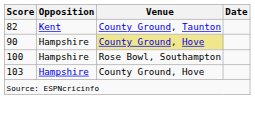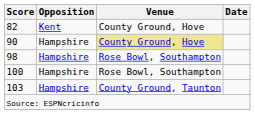(160, 27) County Ground, Taunton -> (152, 27) County Ground, Hove
+ row: (12, 57)
(152, 72) County Ground, Hove -> (160, 87) County Ground, Taunton
